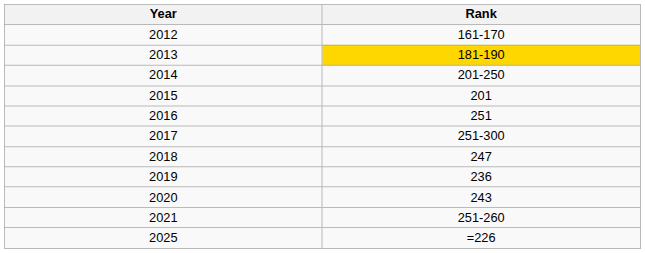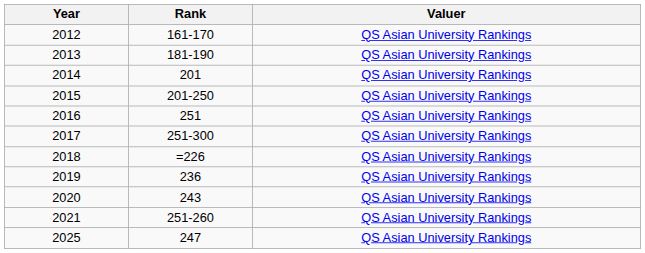+ column: (446, 14)
(481, 55) gold background -> (190, 55) no background
(481, 75) 201-250 -> (190, 75) 201
(481, 95) 201 -> (190, 95) 201-250
(481, 156) 247 -> (190, 156) =226
(481, 237) =226 -> (190, 237) 247
